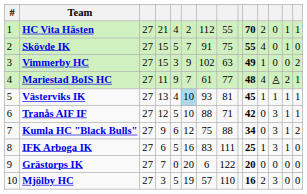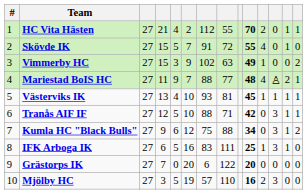(227, 46) 75 -> (227, 46) 72
(207, 80) 61 -> (207, 80) 88
(189, 97) lightblue background -> (189, 97) no background
